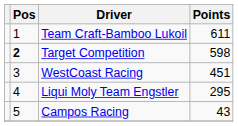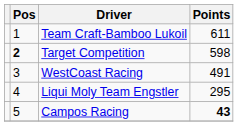(220, 73) 451 -> (220, 73) 491
(223, 112) normal -> (223, 112) bold
